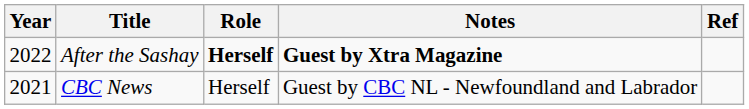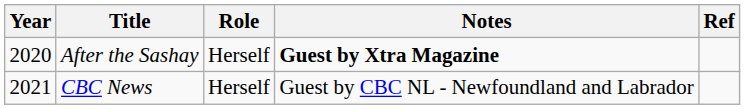(30, 54) 2022 -> (30, 54) 2020
(241, 54) bold -> (239, 54) normal
